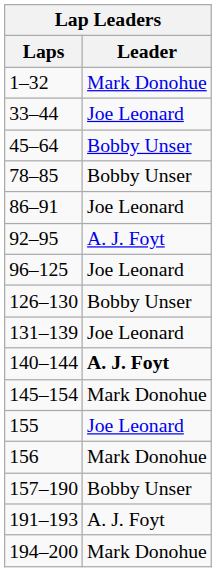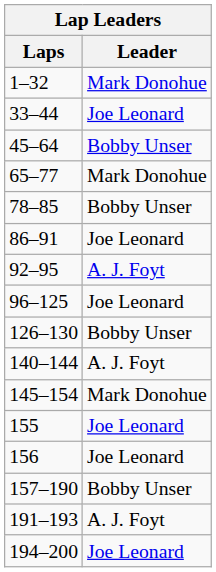+ row: (34, 176)
- row: (44, 332)
(128, 363) bold -> (126, 363) normal
(147, 457) Mark Donohue -> (135, 457) Joe Leonard
(147, 550) Mark Donohue -> (135, 550) Joe Leonard
